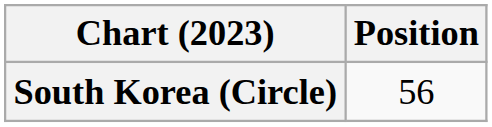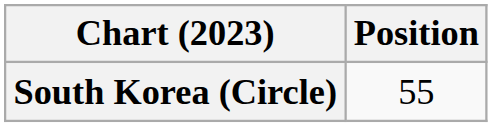(416, 90) 56 -> (416, 90) 55
